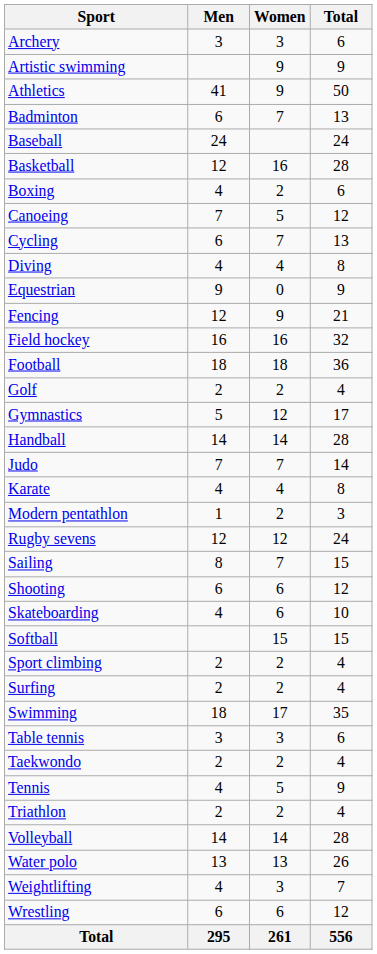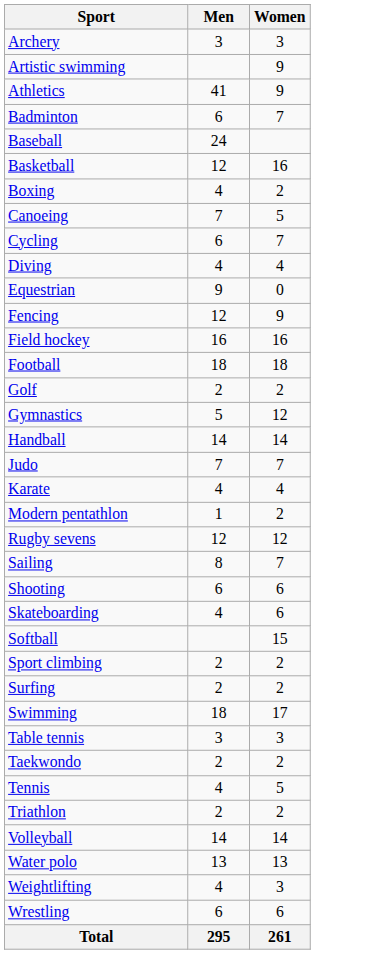- column: (341, 16)
